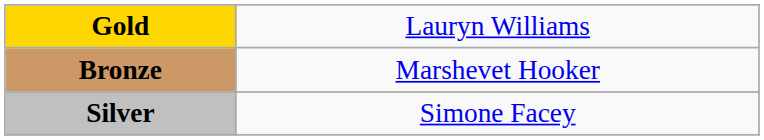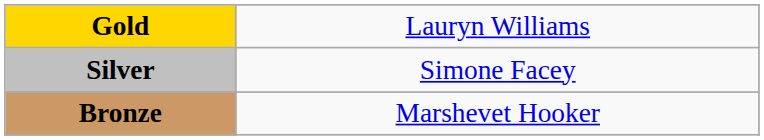rows swapped: (120, 112) <-> (120, 69)
